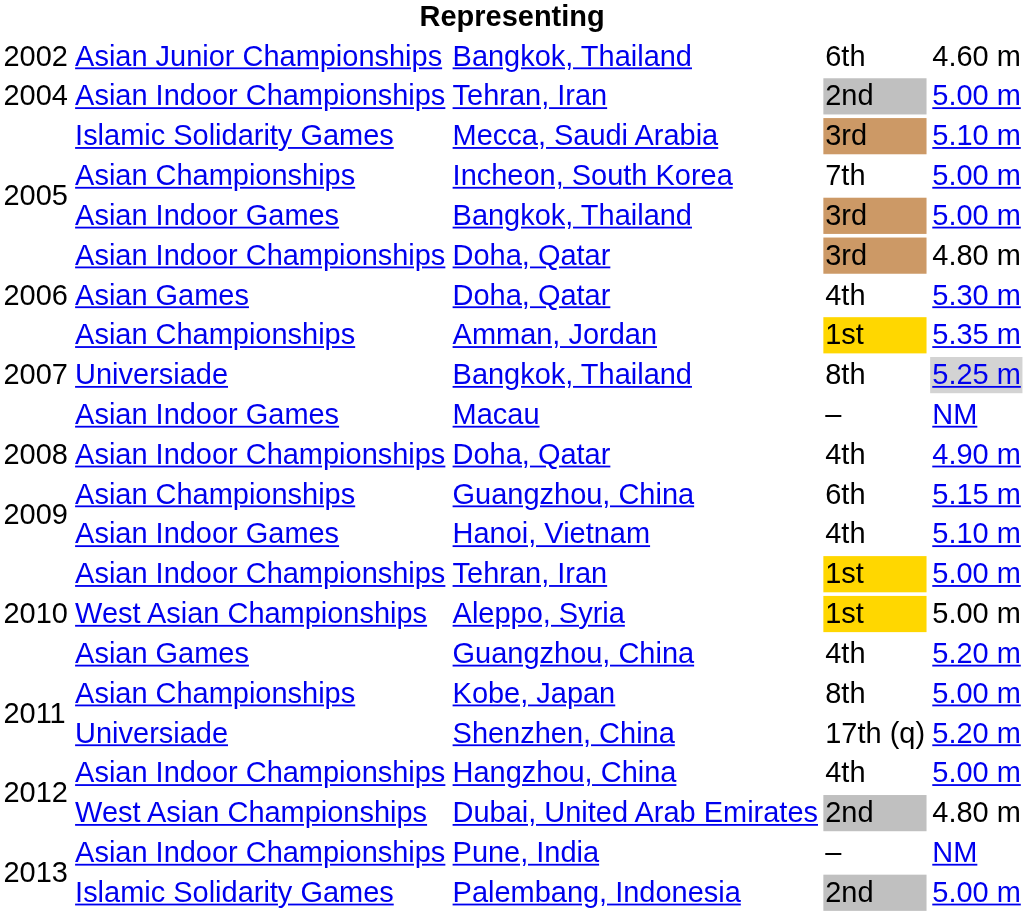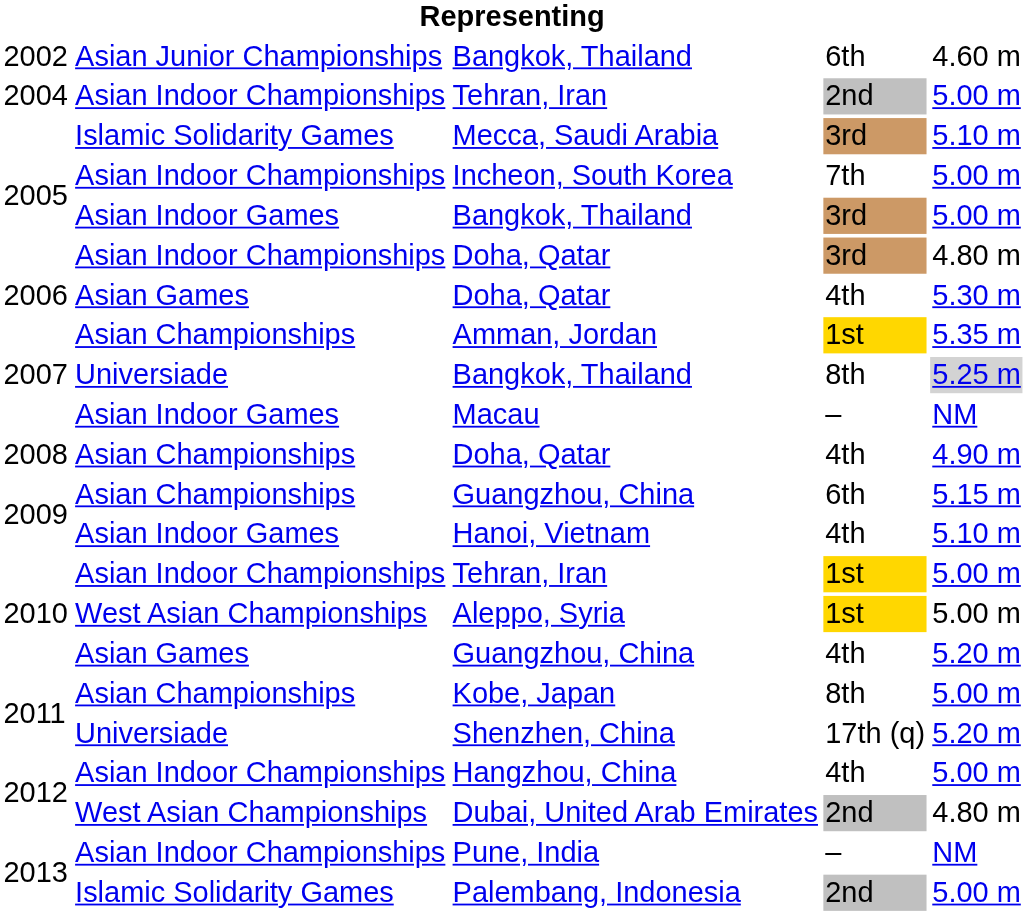(215, 175) Asian Championships -> (260, 175) Asian Indoor Championships
(260, 454) Asian Indoor Championships -> (215, 454) Asian Championships
